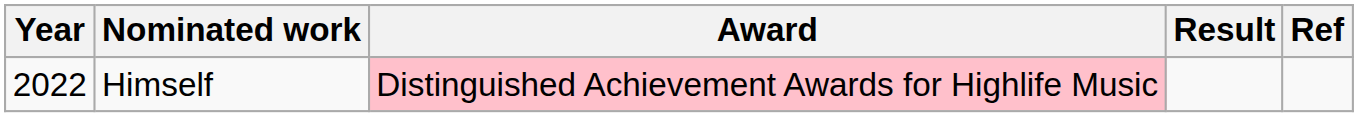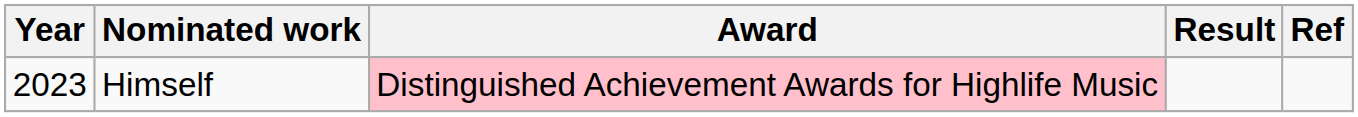(50, 83) 2022 -> (50, 83) 2023
